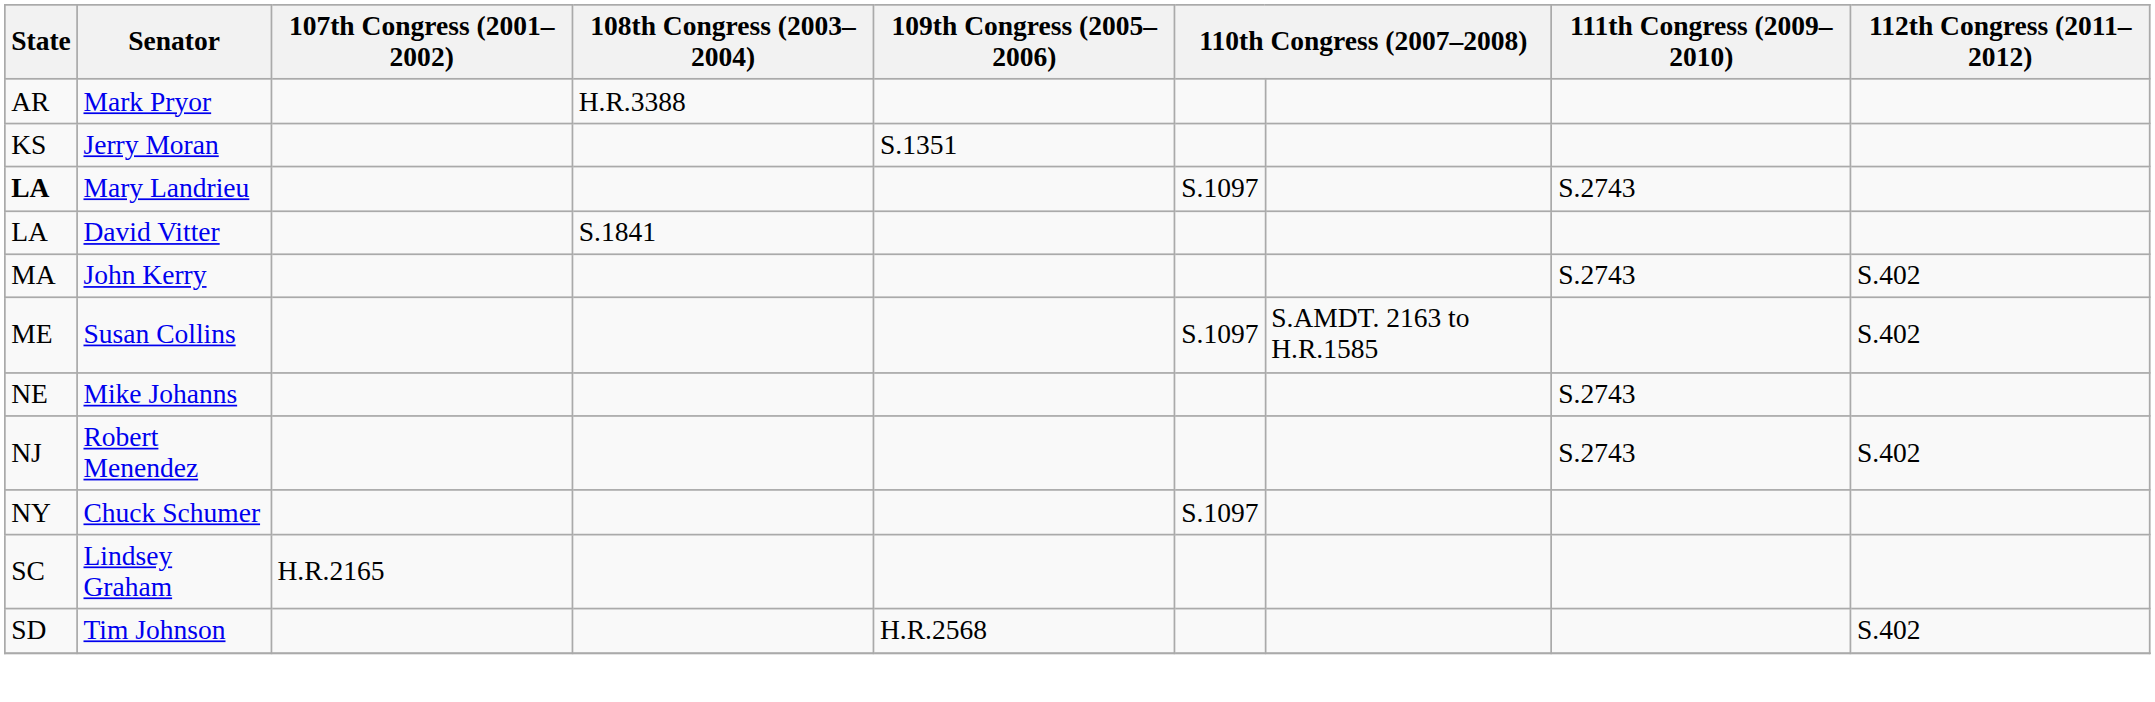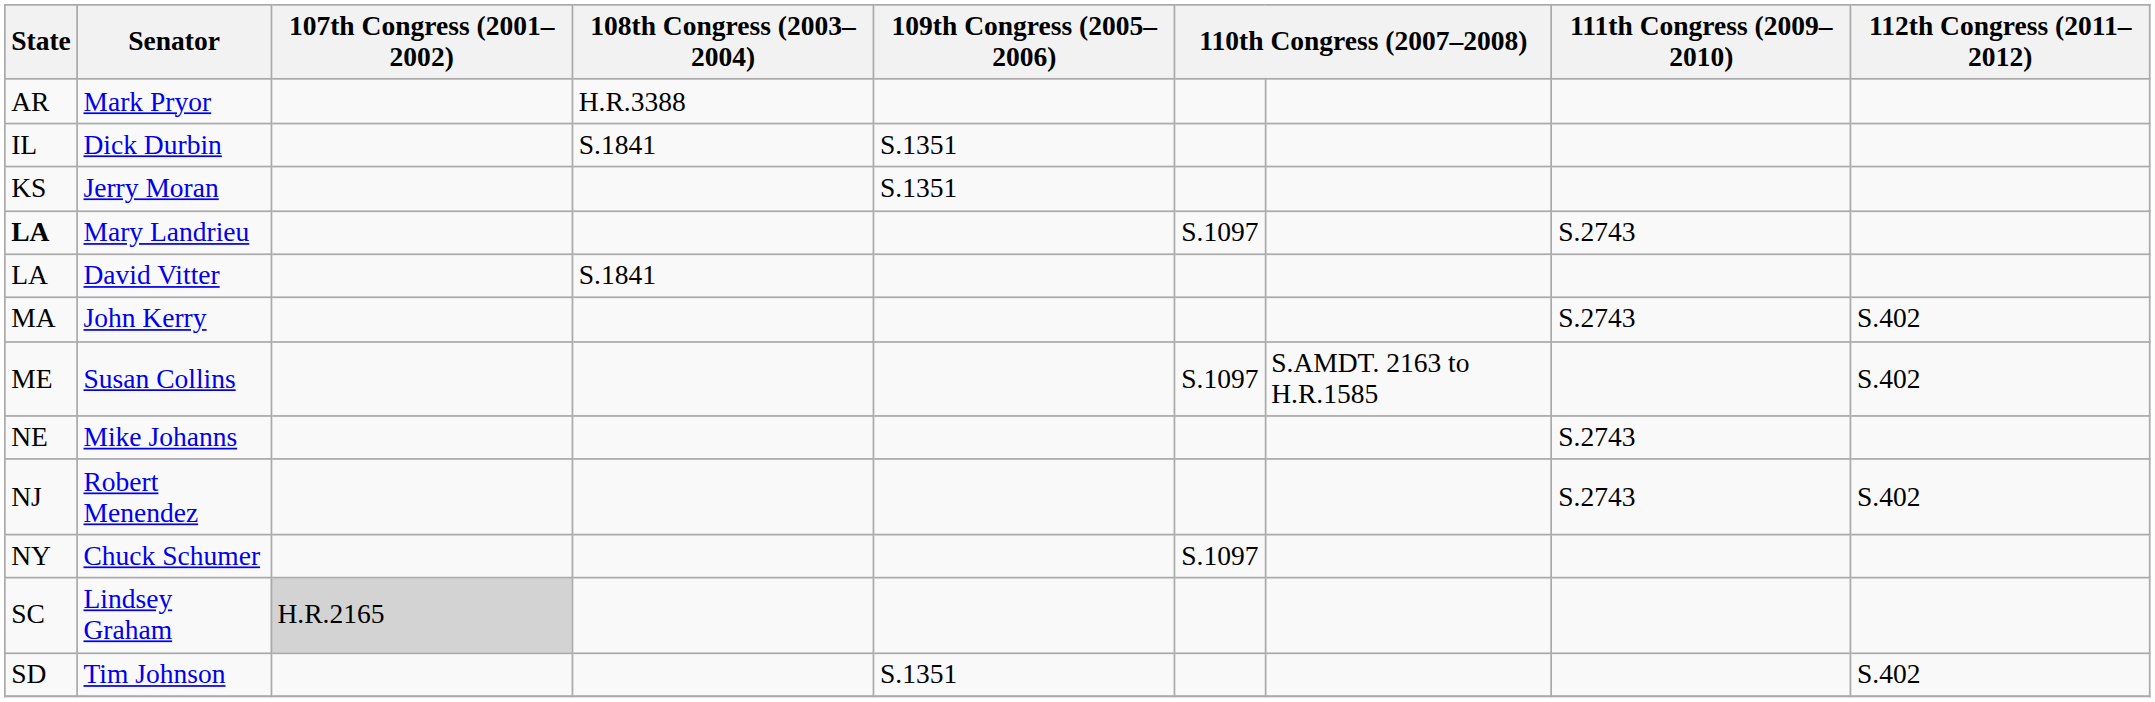+ row: (153, 144)
(331, 571) no background -> (331, 614) lightgrey background
(934, 630) H.R.2568 -> (919, 673) S.1351
